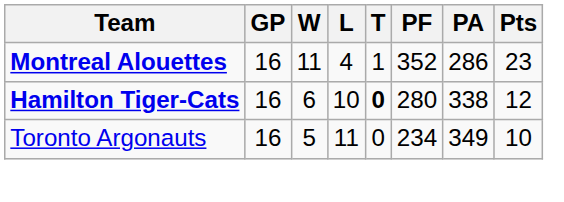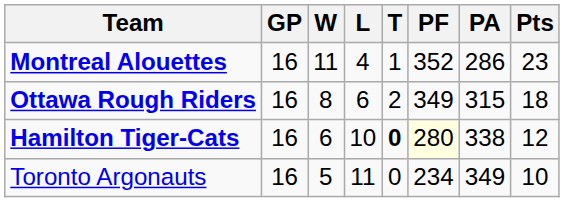+ row: (133, 100)
(417, 100) no background -> (433, 138) lightyellow background
